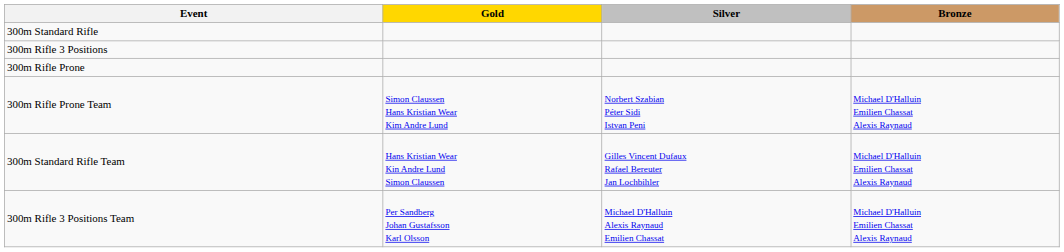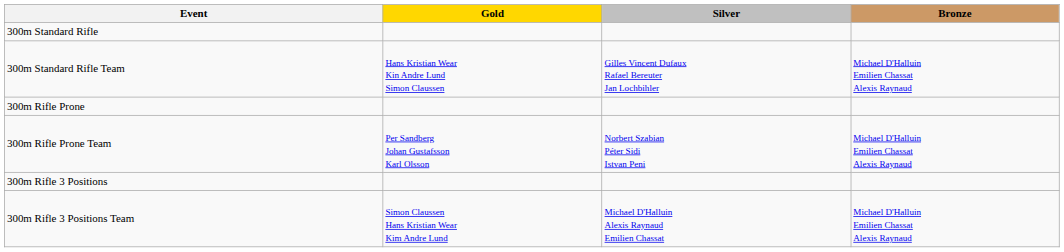rows swapped: (66, 162) <-> (57, 50)
(421, 112) Simon Claussen Hans Kristian Wear Kim Andre Lund -> (417, 151) Per Sandberg Johan Gustafsson Karl Olsson
(417, 226) Per Sandberg Johan Gustafsson Karl Olsson -> (421, 226) Simon Claussen Hans Kristian Wear Kim Andre Lund
